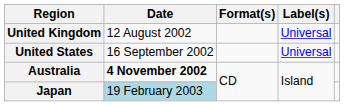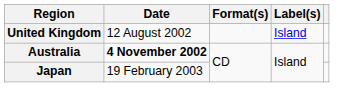(306, 33) Universal -> (290, 33) Island
- row: (54, 52)
(155, 91) lightblue background -> (155, 71) no background
